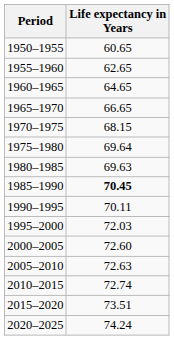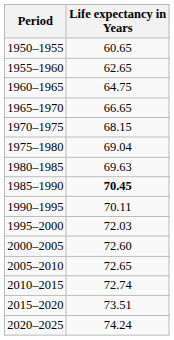(118, 87) 64.65 -> (118, 87) 64.75
(118, 147) 69.64 -> (118, 147) 69.04
(118, 265) 72.63 -> (118, 265) 72.65
